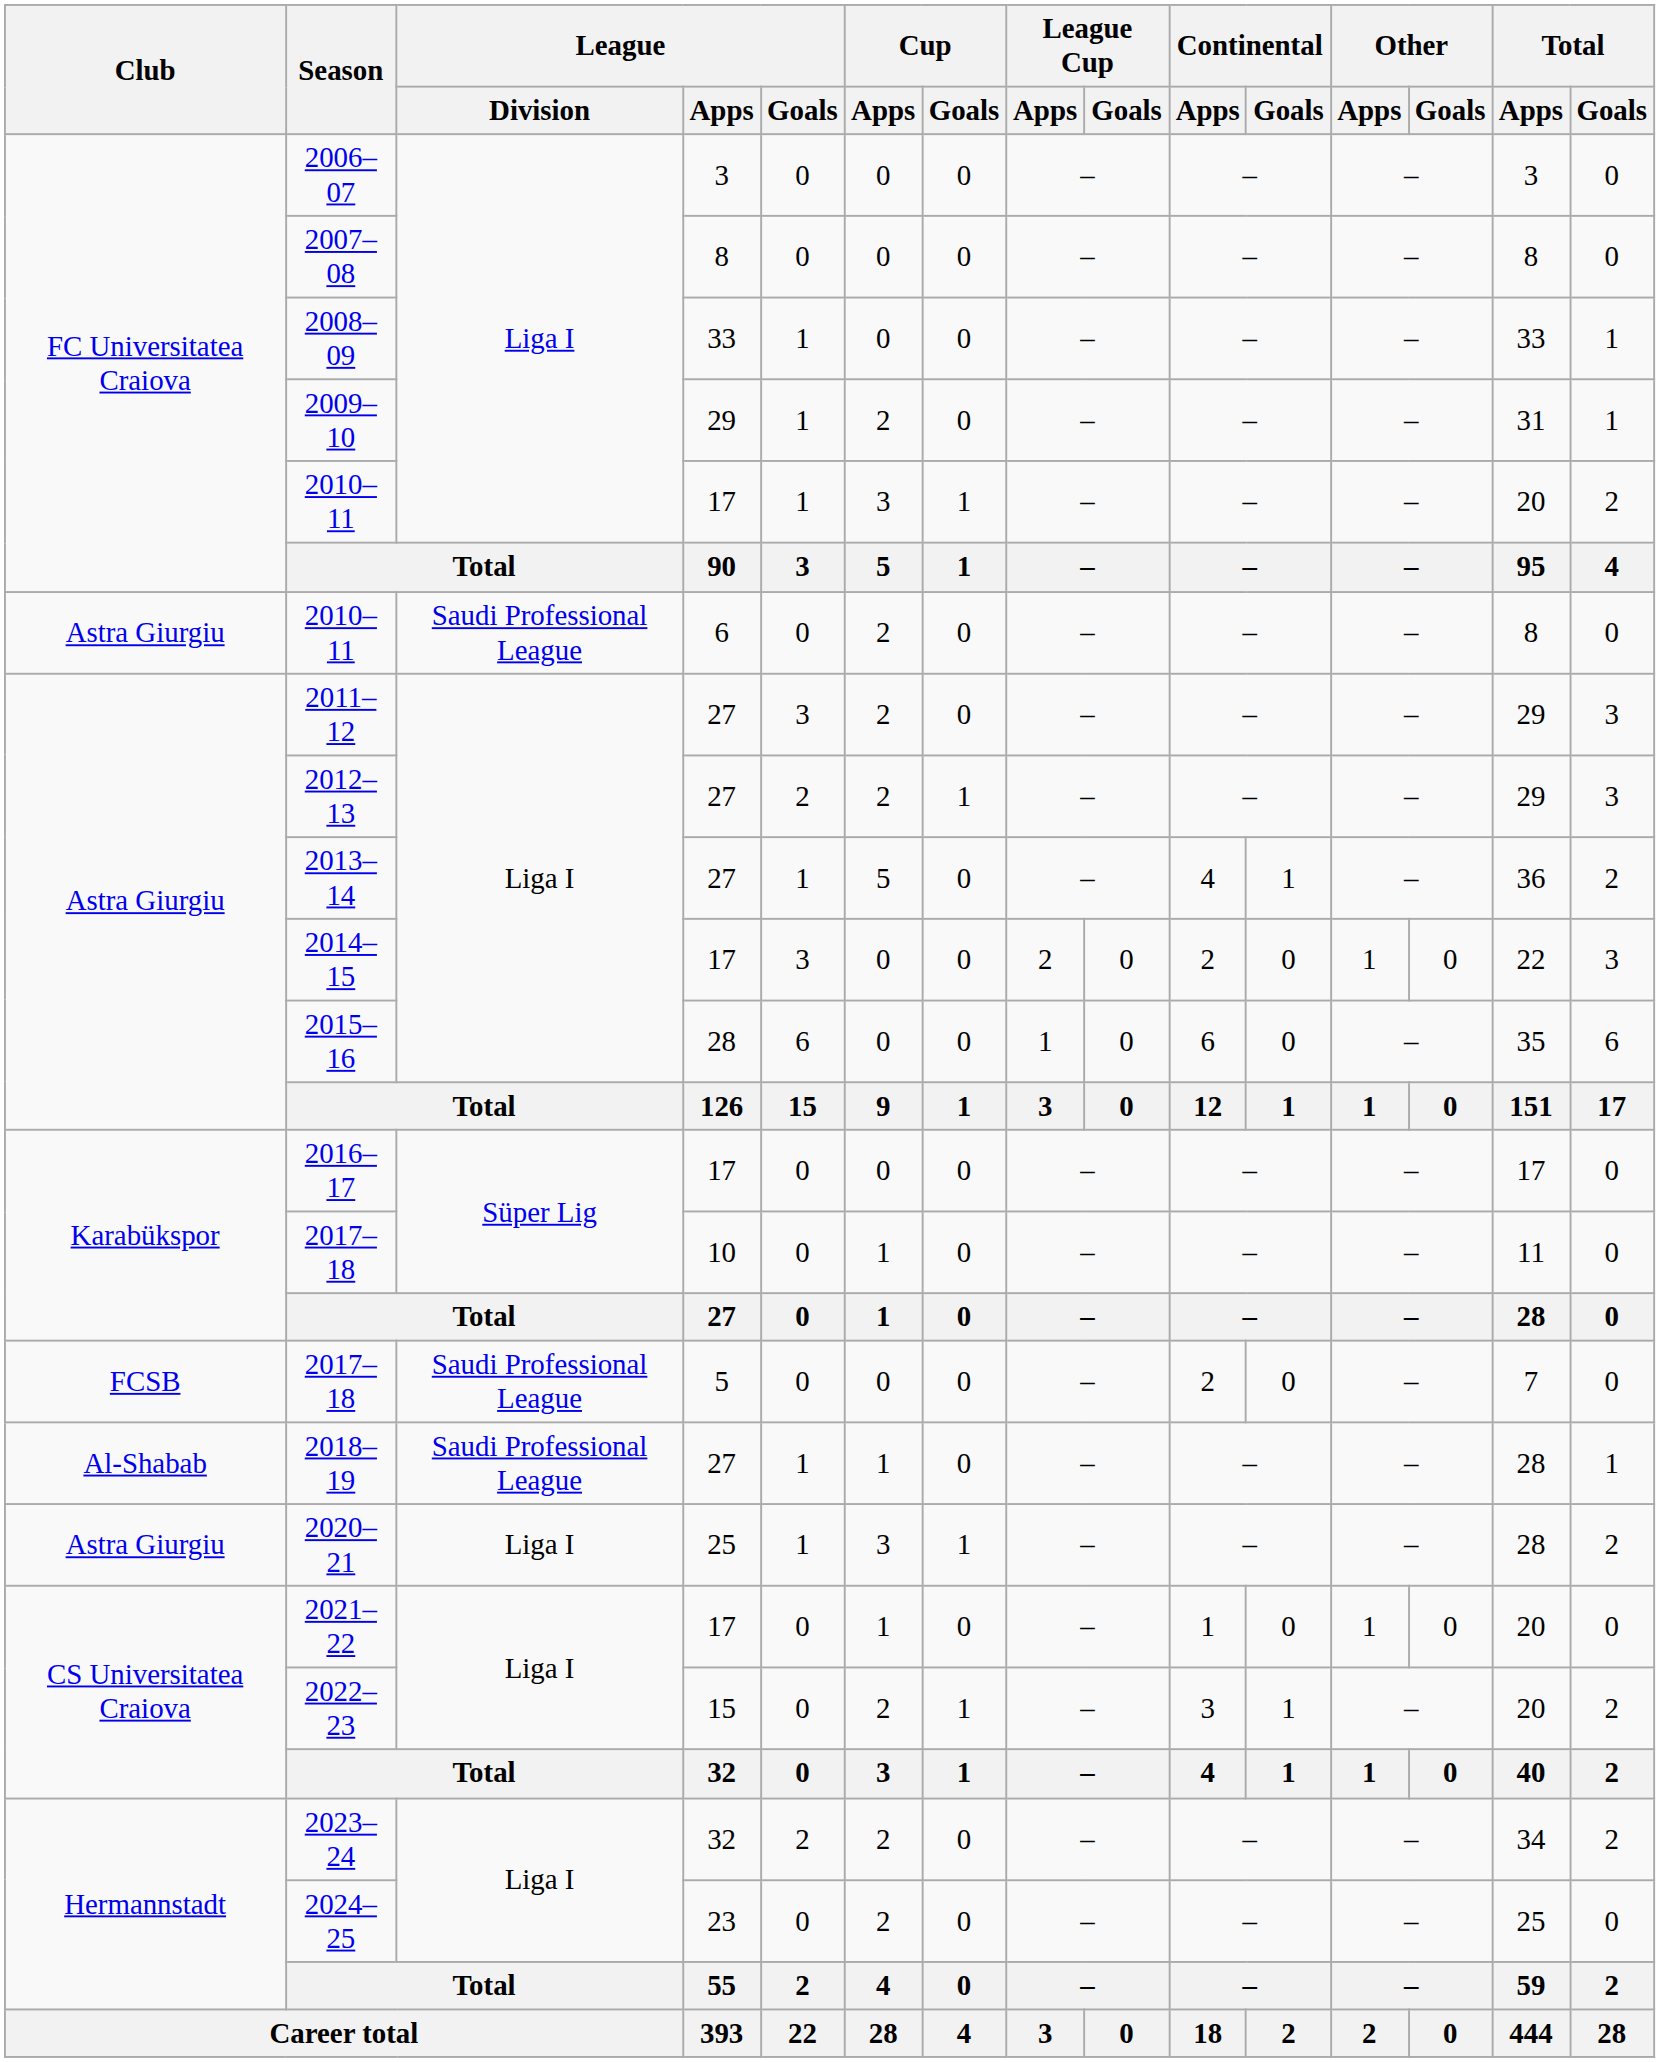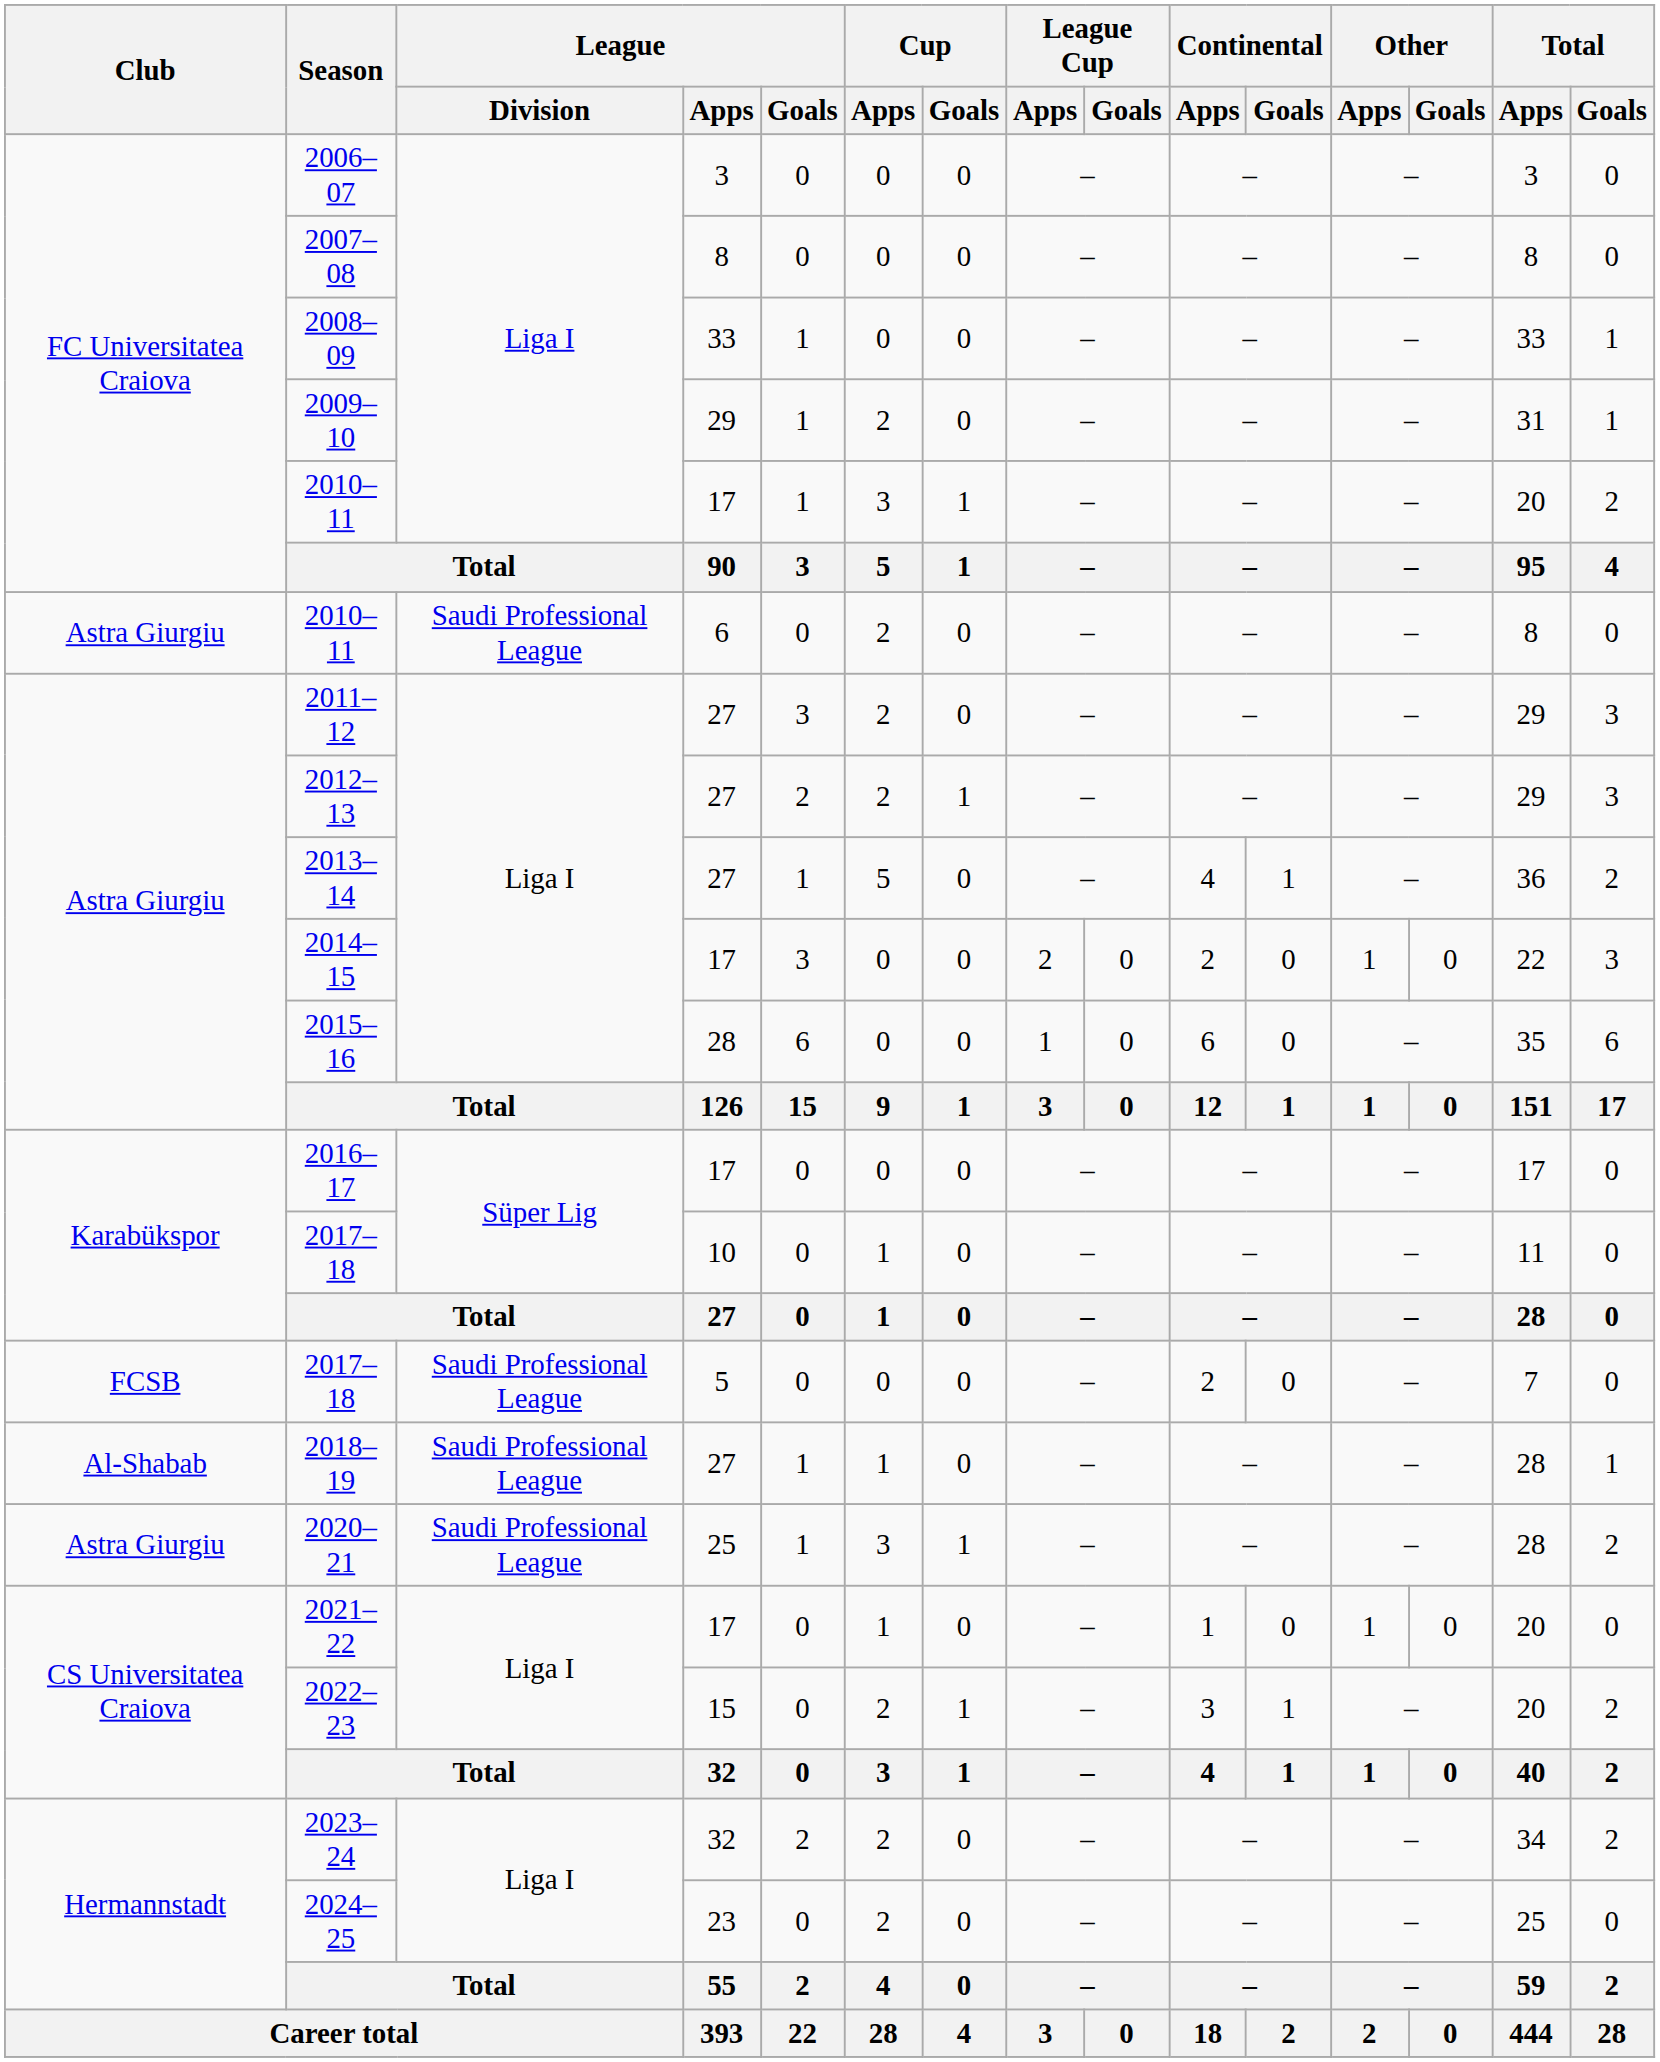(540, 1545) Liga I -> (540, 1545) Saudi Professional League
